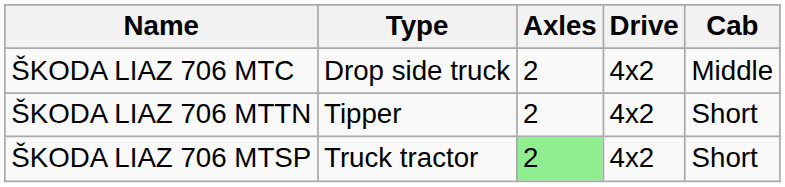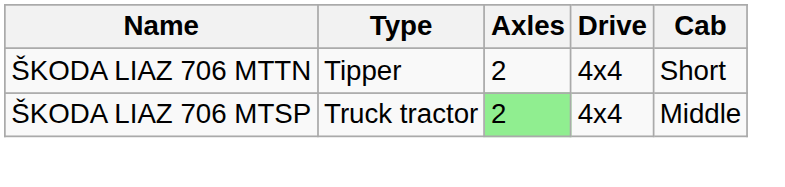- row: (153, 70)
(632, 114) 4x2 -> (600, 70) 4x4
(632, 158) 4x2 -> (600, 114) 4x4
(725, 158) Short -> (701, 114) Middle
